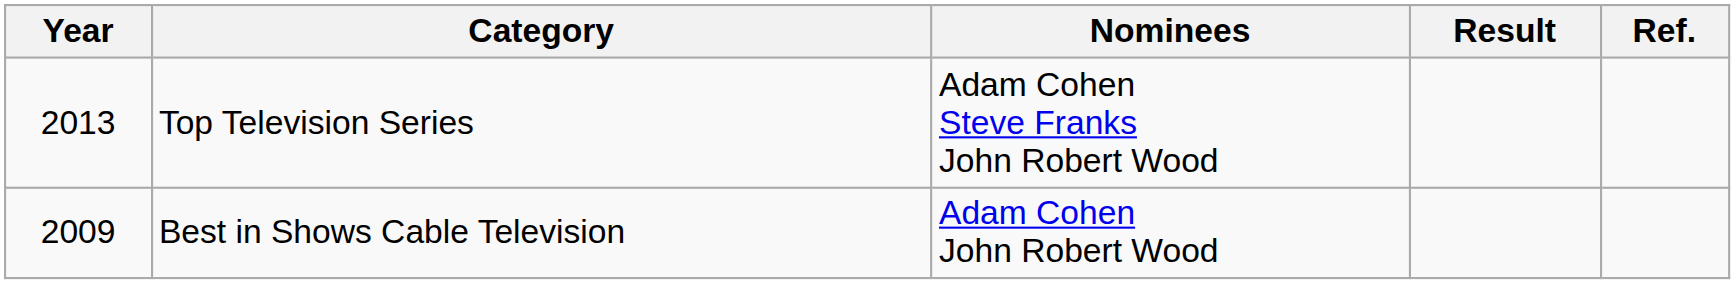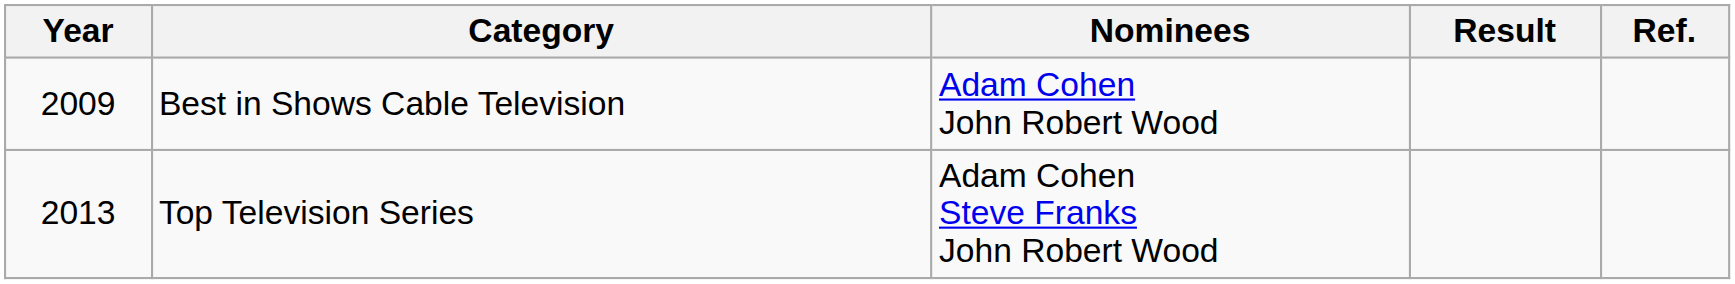rows swapped: (392, 232) <-> (316, 122)
